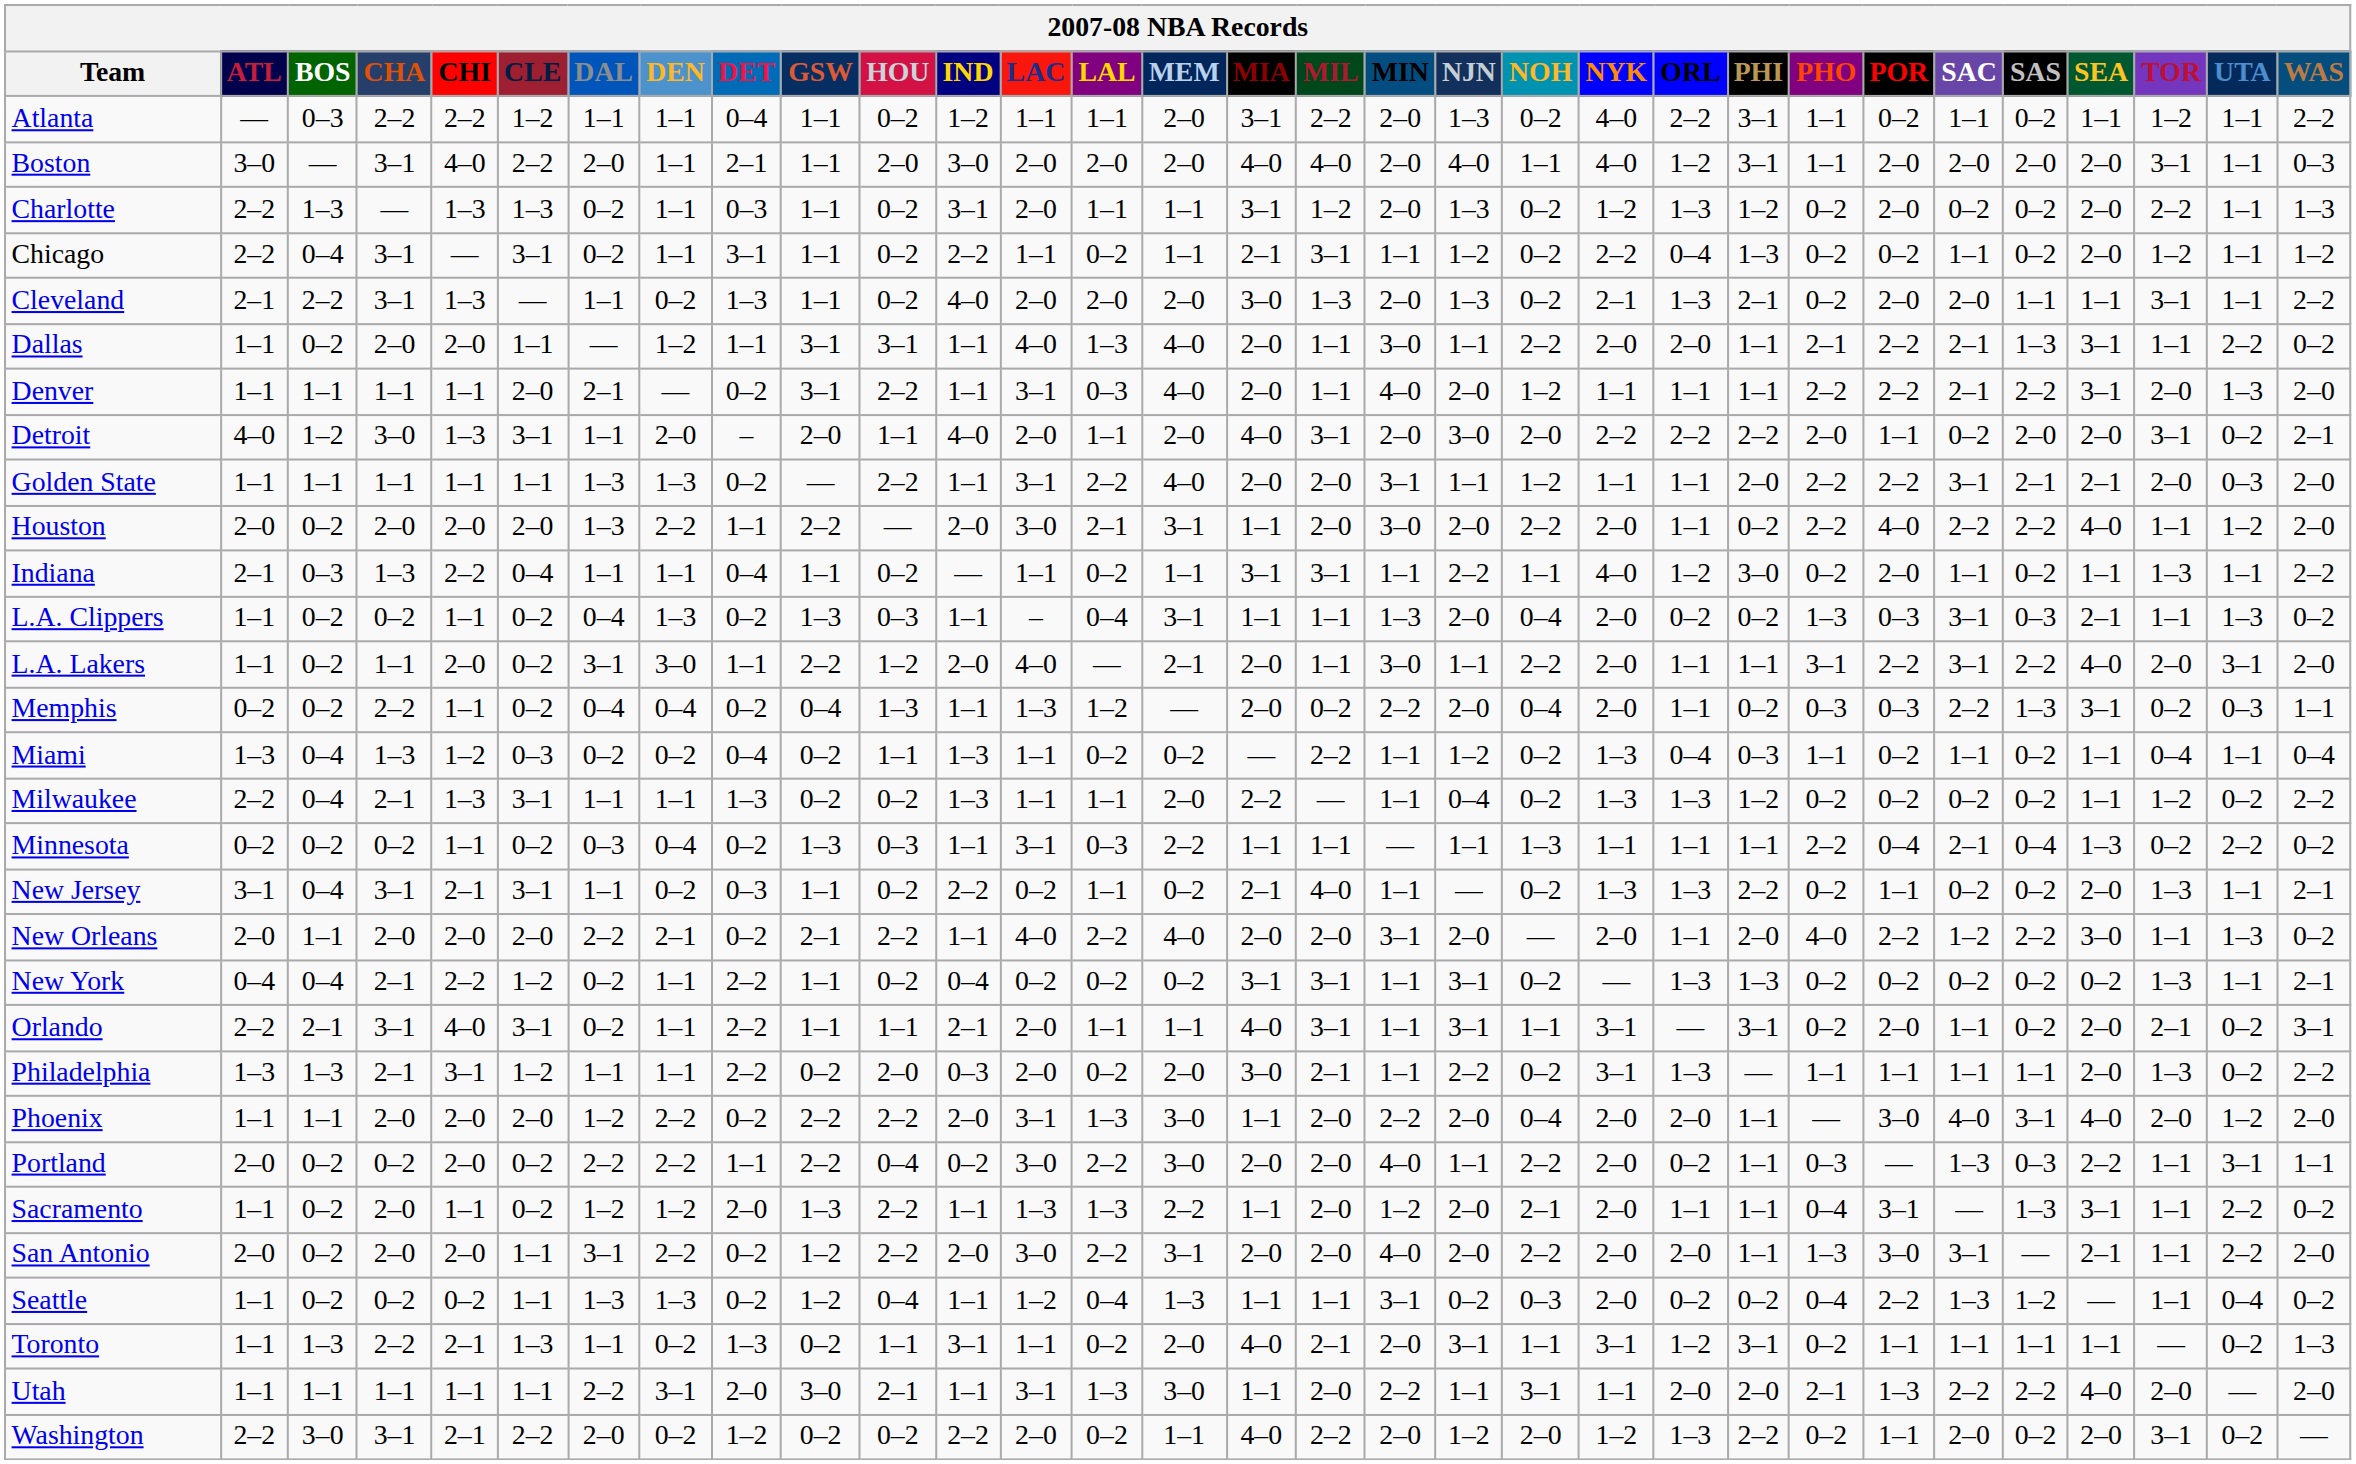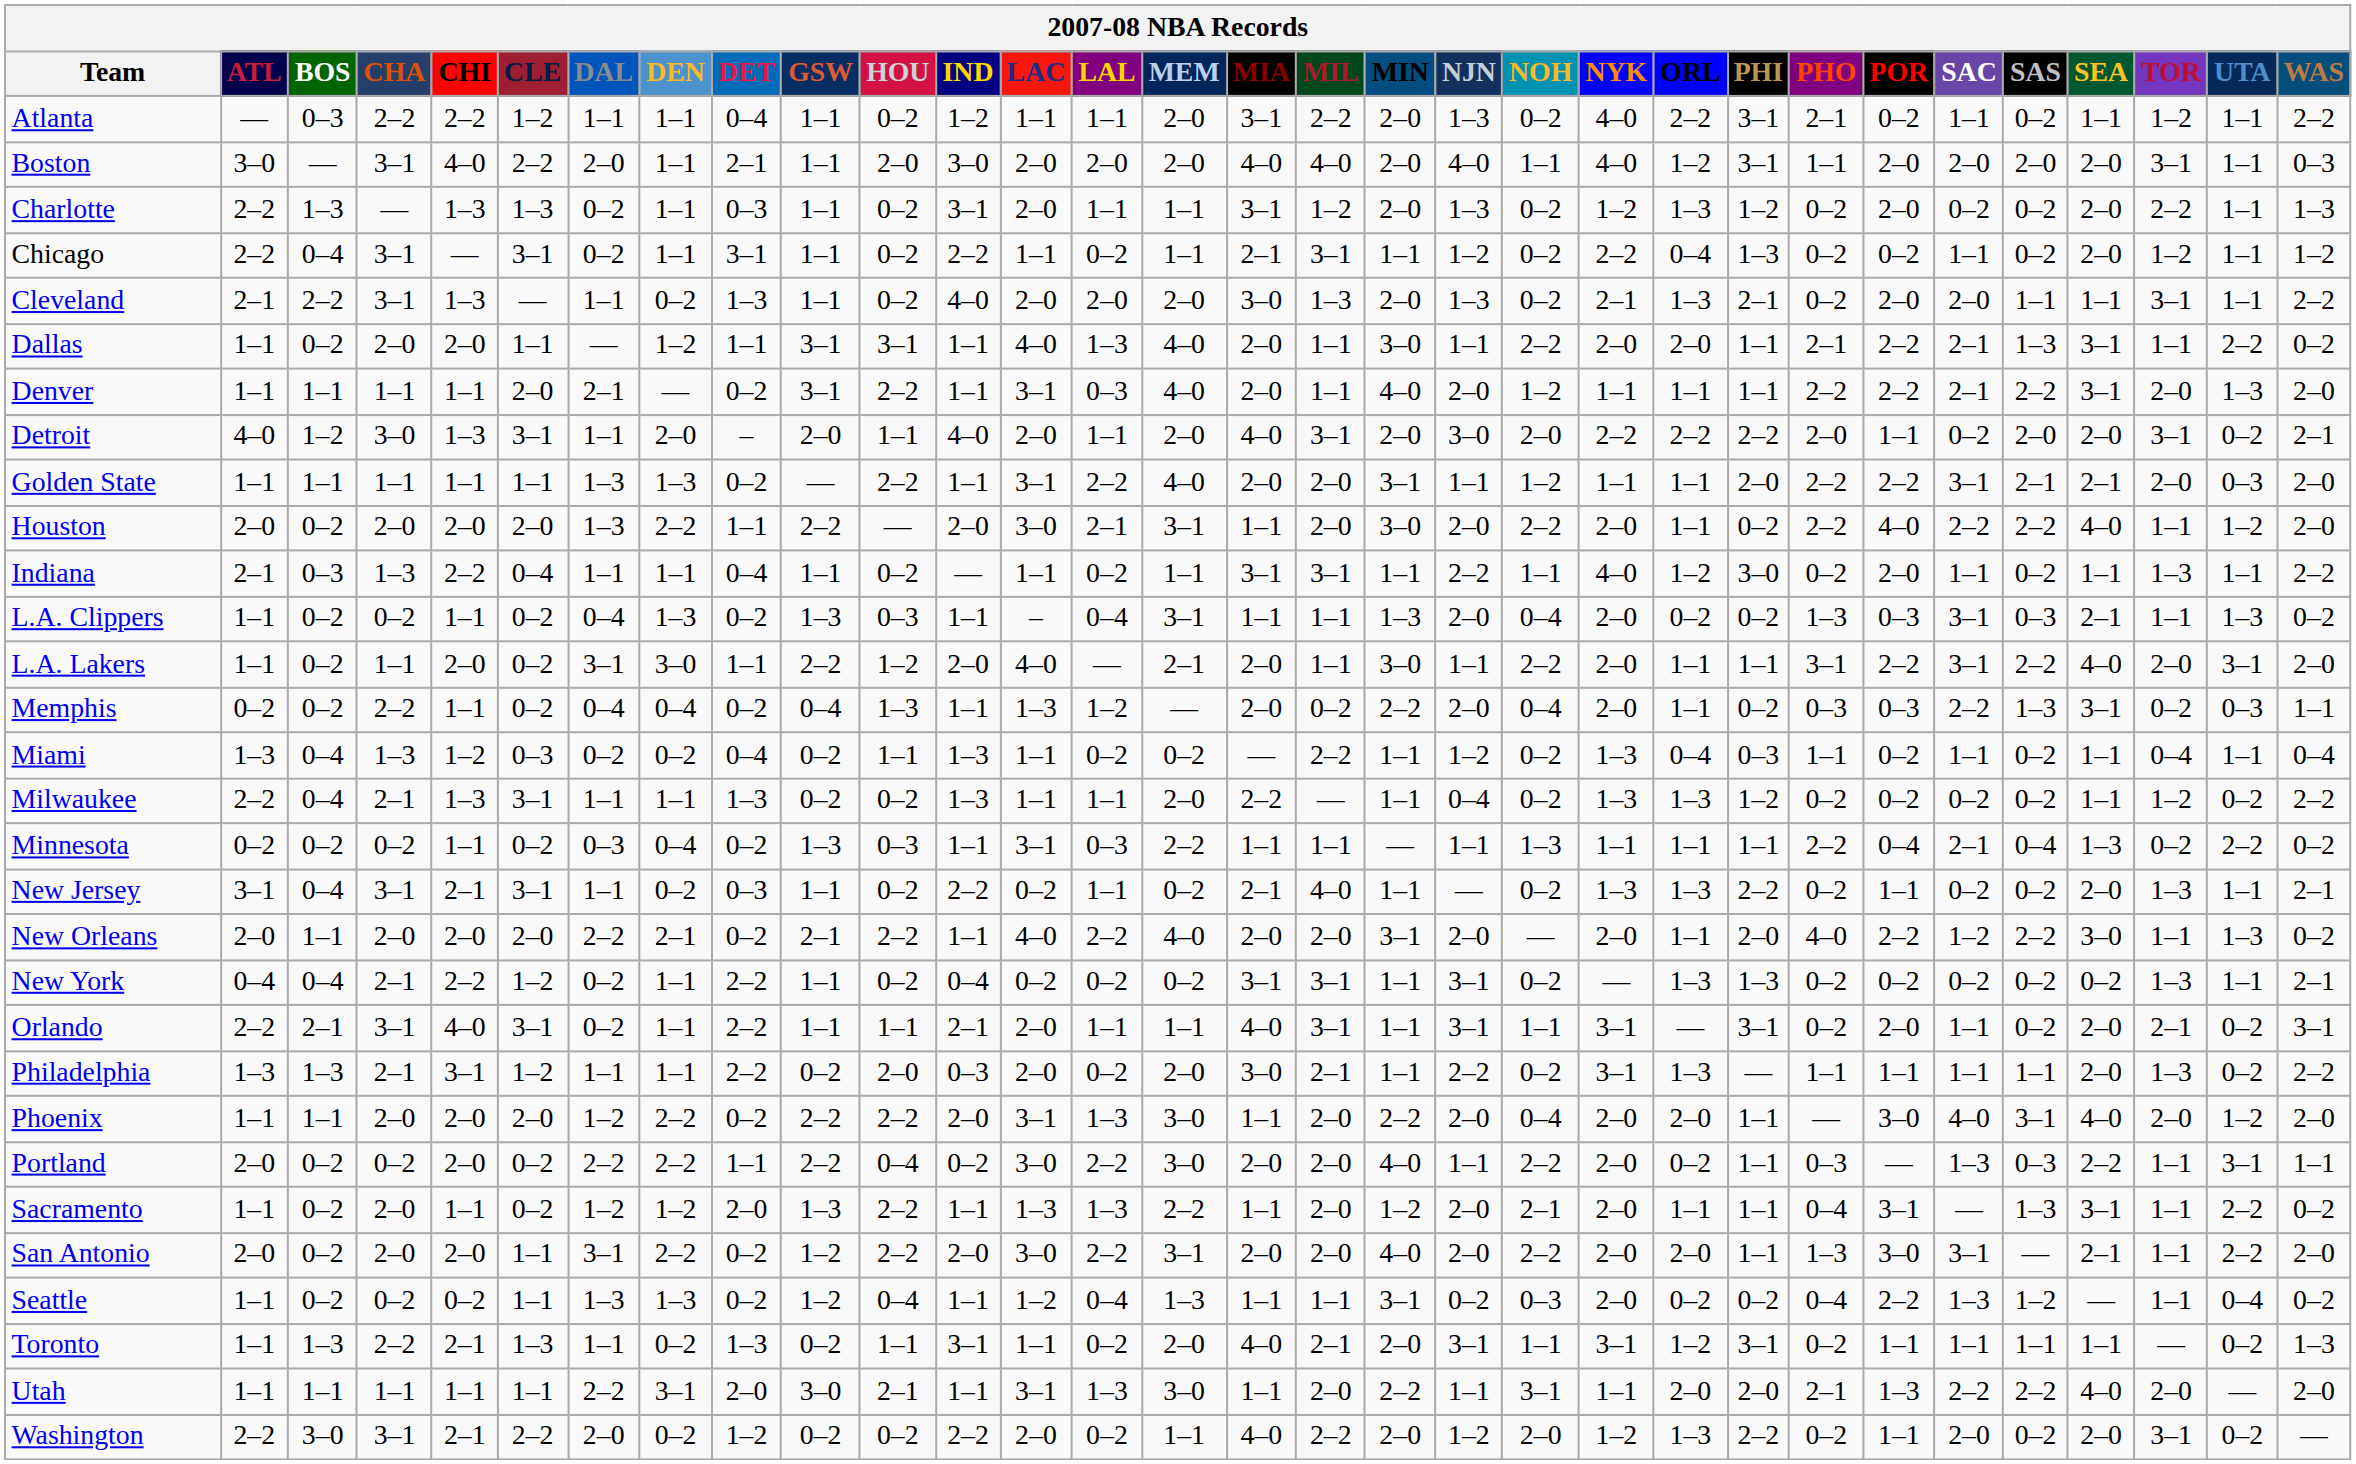(1826, 117) 1–1 -> (1826, 117) 2–1
